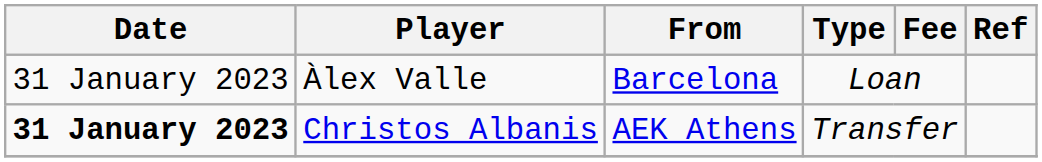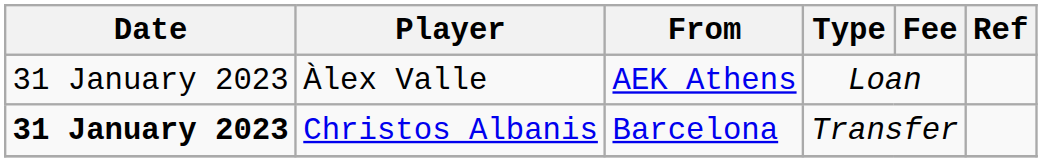(695, 80) Barcelona -> (705, 80) AEK Athens
(705, 130) AEK Athens -> (695, 130) Barcelona
